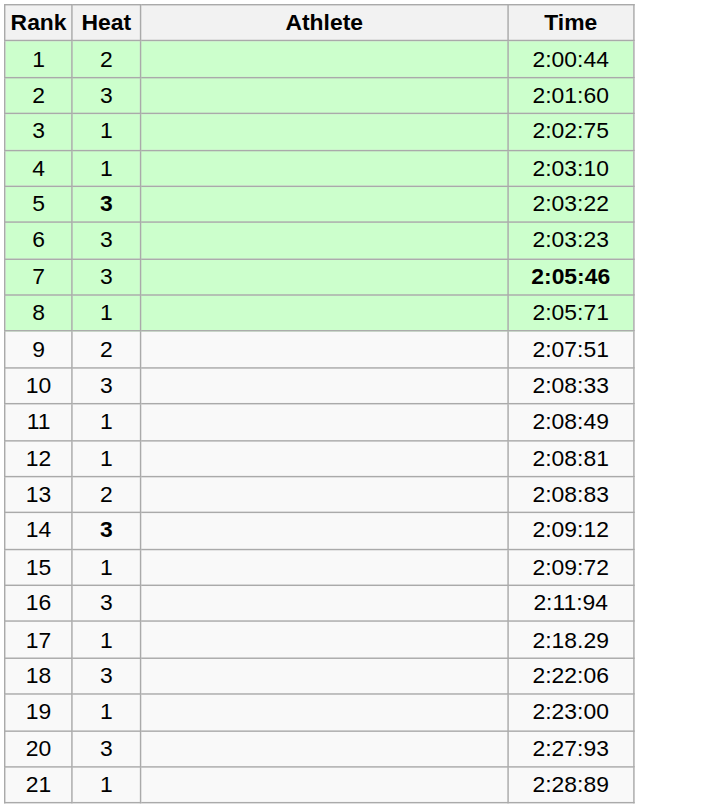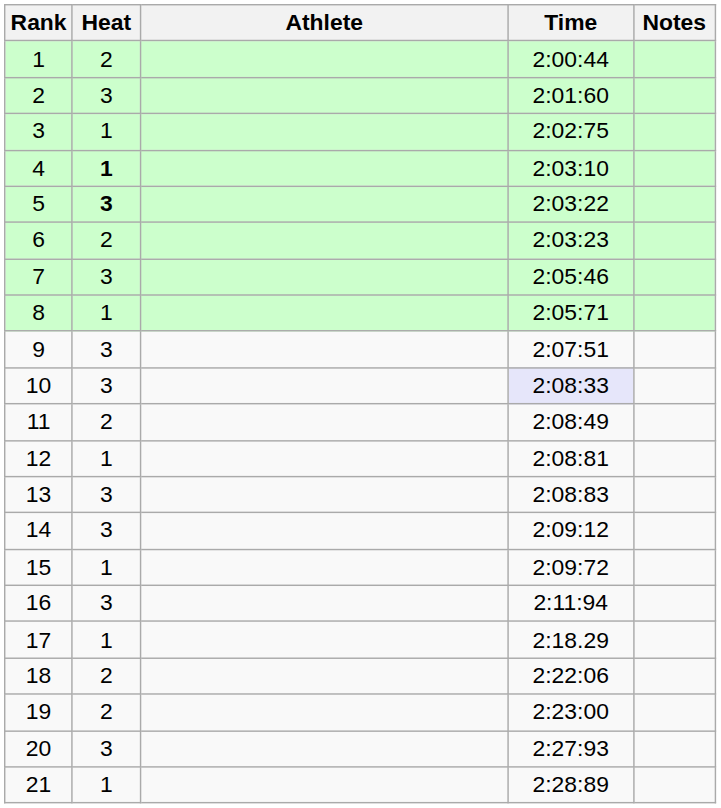+ column: (674, 22)
(106, 167) normal -> (106, 167) bold
(106, 240) 3 -> (106, 240) 2
(571, 276) bold -> (571, 276) normal
(106, 349) 2 -> (106, 349) 3
(571, 385) no background -> (571, 385) lavender background
(106, 421) 1 -> (106, 421) 2
(106, 494) 2 -> (106, 494) 3
(106, 530) bold -> (106, 530) normal
(106, 675) 3 -> (106, 675) 2
(106, 712) 1 -> (106, 712) 2
